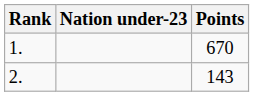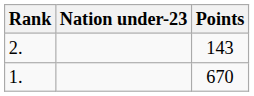rows swapped: (16, 47) <-> (16, 76)
